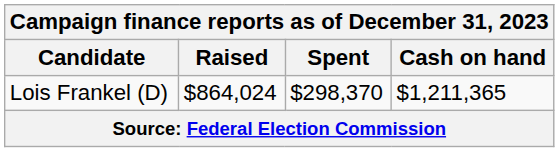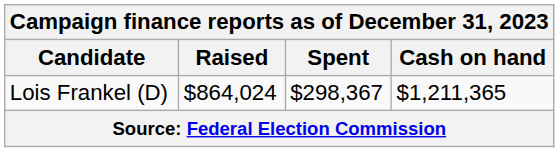(337, 92) $298,370 -> (337, 92) $298,367
